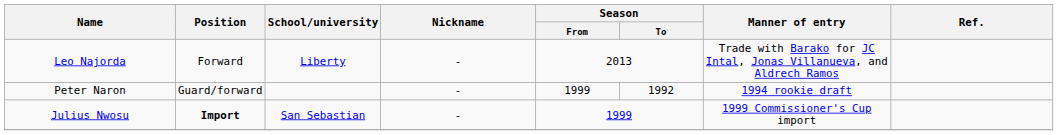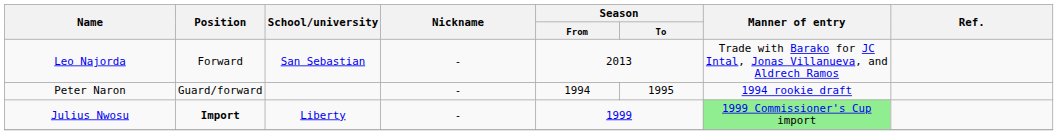(323, 61) Liberty -> (323, 61) San Sebastian
(577, 91) 1999 -> (577, 91) 1994
(661, 91) 1992 -> (661, 91) 1995
(323, 115) San Sebastian -> (323, 115) Liberty
(797, 115) no background -> (797, 115) lightgreen background
